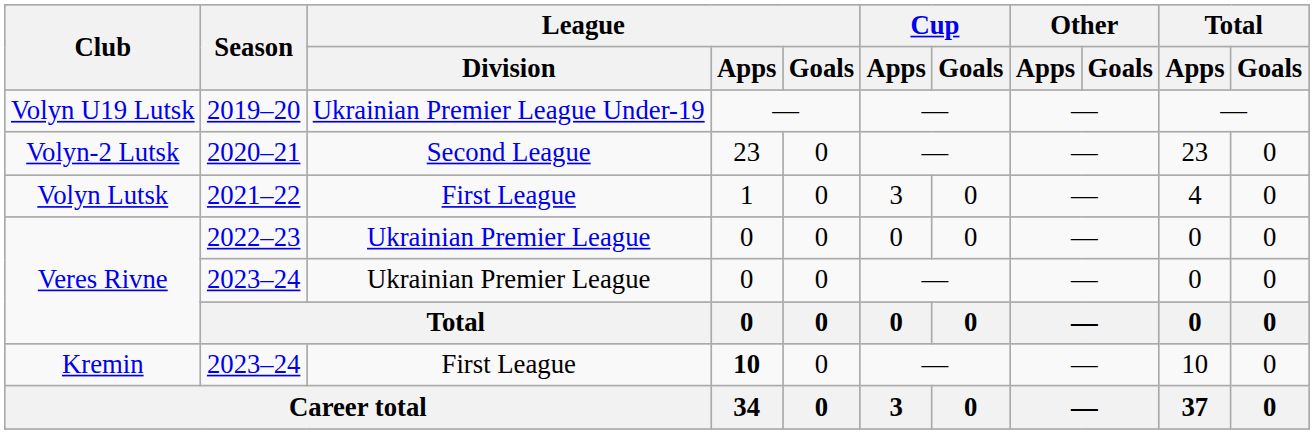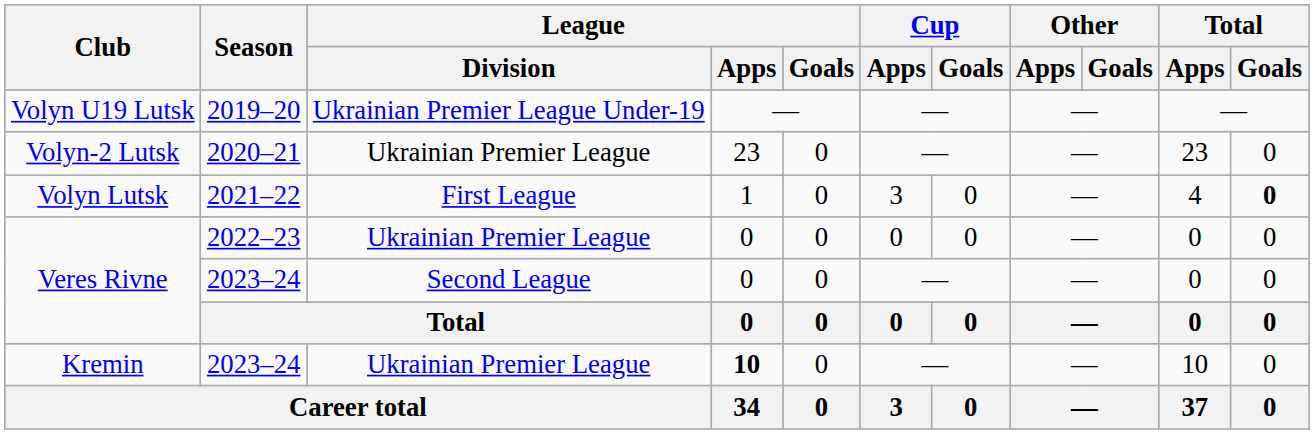(509, 152) Second League -> (509, 152) Ukrainian Premier League
(1270, 195) normal -> (1270, 195) bold
(509, 279) Ukrainian Premier League -> (509, 279) Second League
(509, 364) First League -> (509, 364) Ukrainian Premier League
